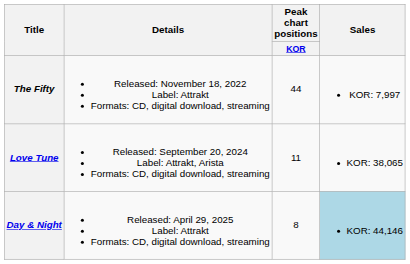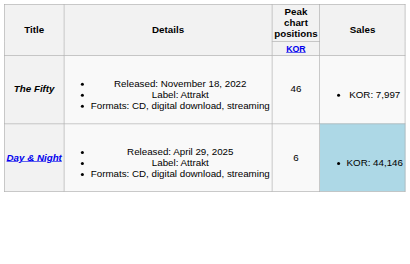(296, 89) 44 -> (296, 89) 46
- row: (34, 157)
(296, 225) 8 -> (296, 157) 6
